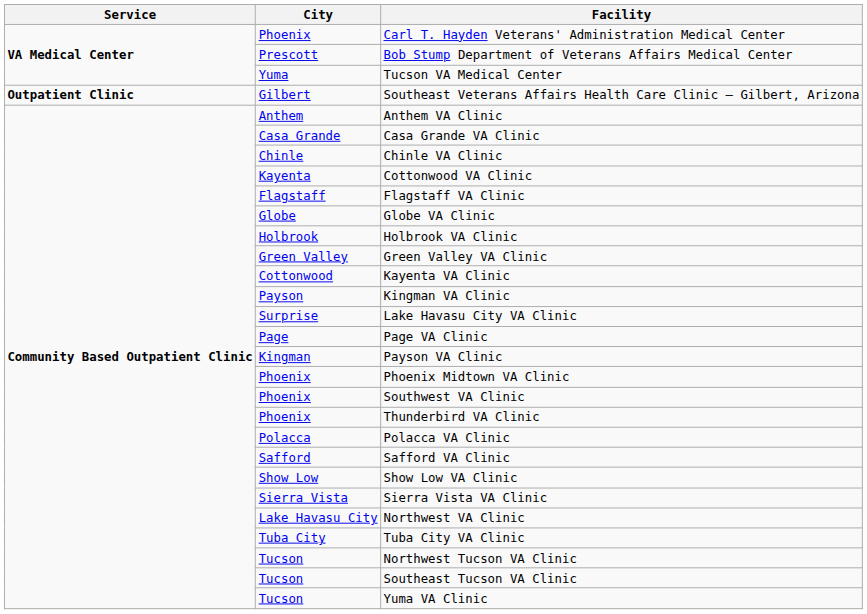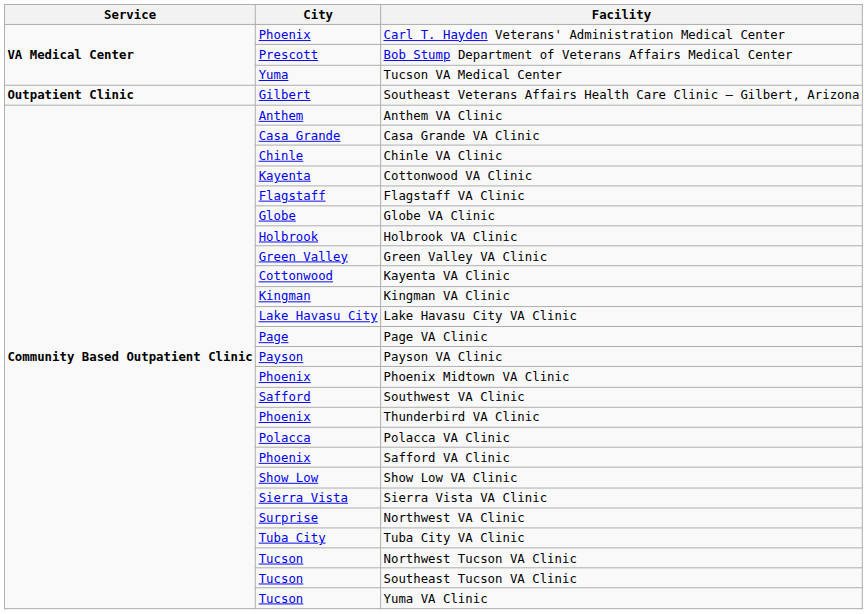(281, 296) Payson -> (285, 296) Kingman
(288, 316) Surprise -> (318, 316) Lake Havasu City
(285, 357) Kingman -> (281, 357) Payson
(285, 397) Phoenix -> (285, 397) Safford
(285, 457) Safford -> (285, 457) Phoenix
(318, 518) Lake Havasu City -> (288, 518) Surprise
